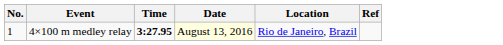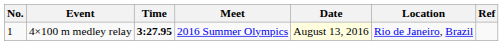+ column: (233, 13)
